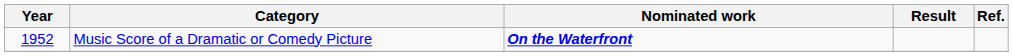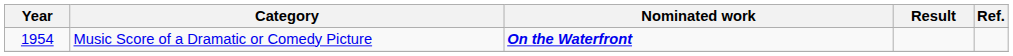(37, 39) 1952 -> (37, 39) 1954
